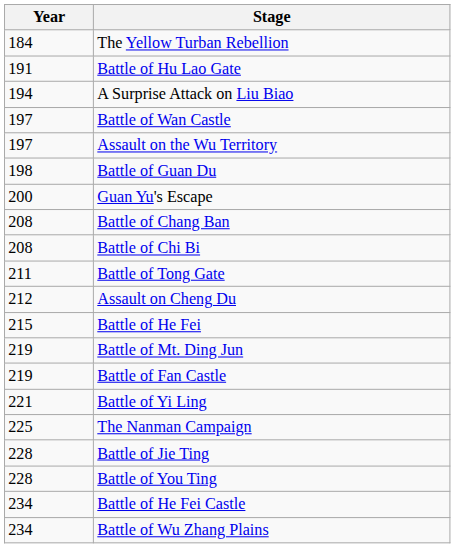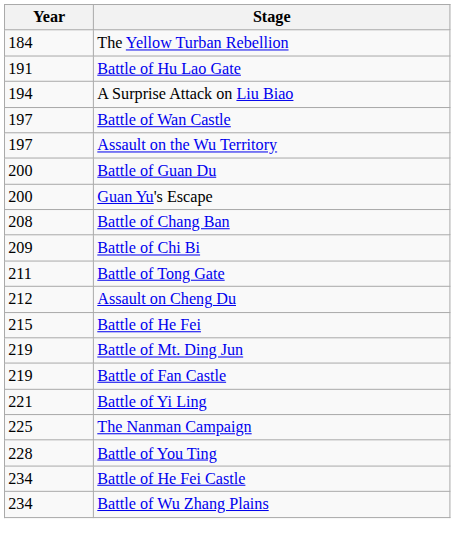(20, 171) 198 -> (20, 171) 200
(20, 247) 208 -> (20, 247) 209
- row: (153, 453)
